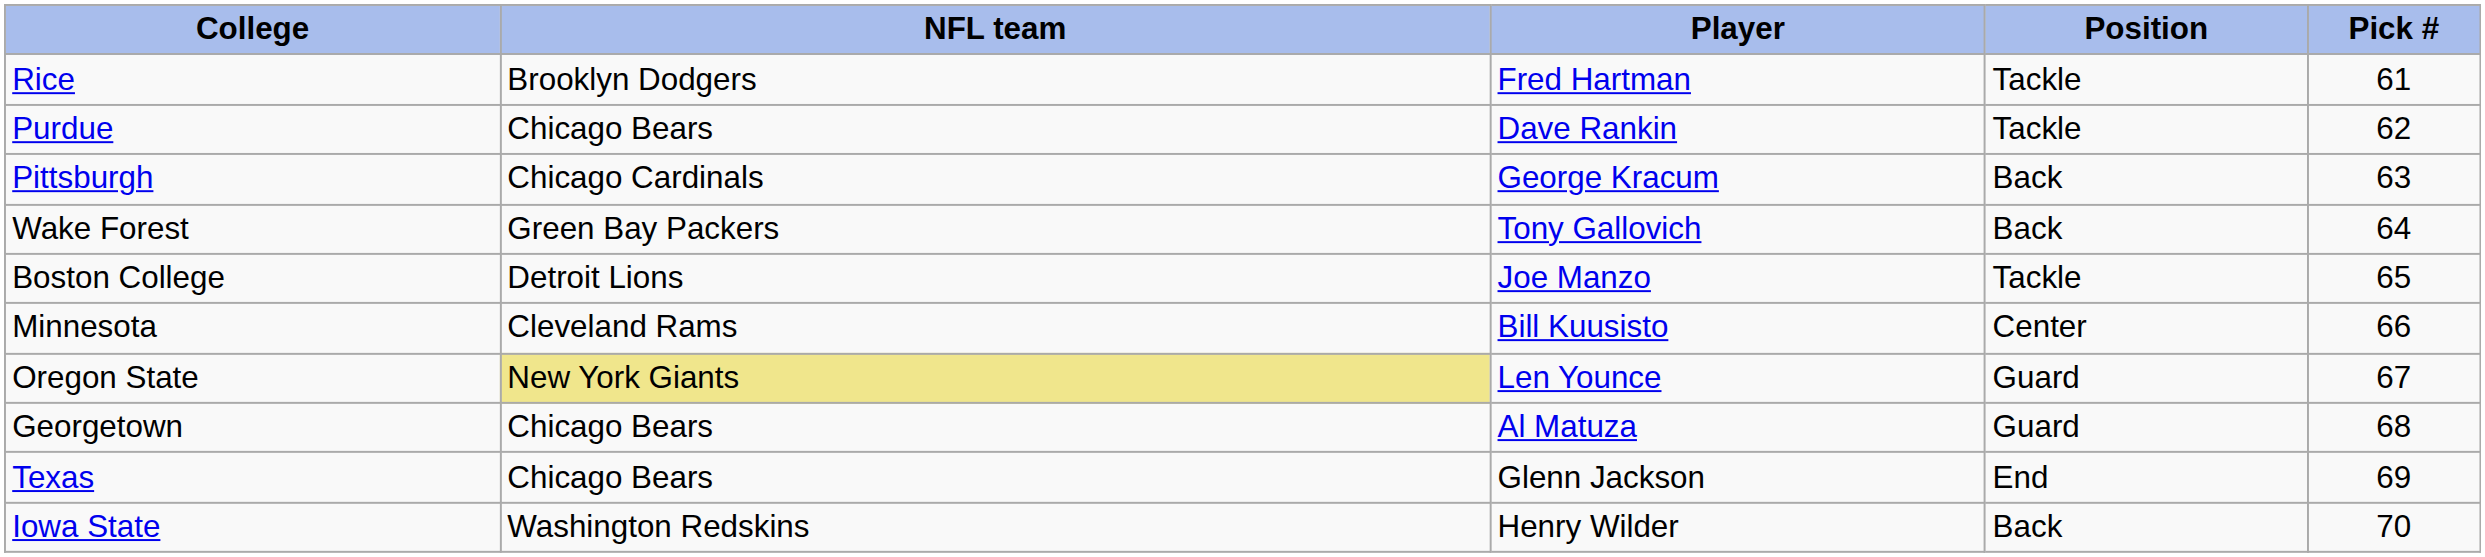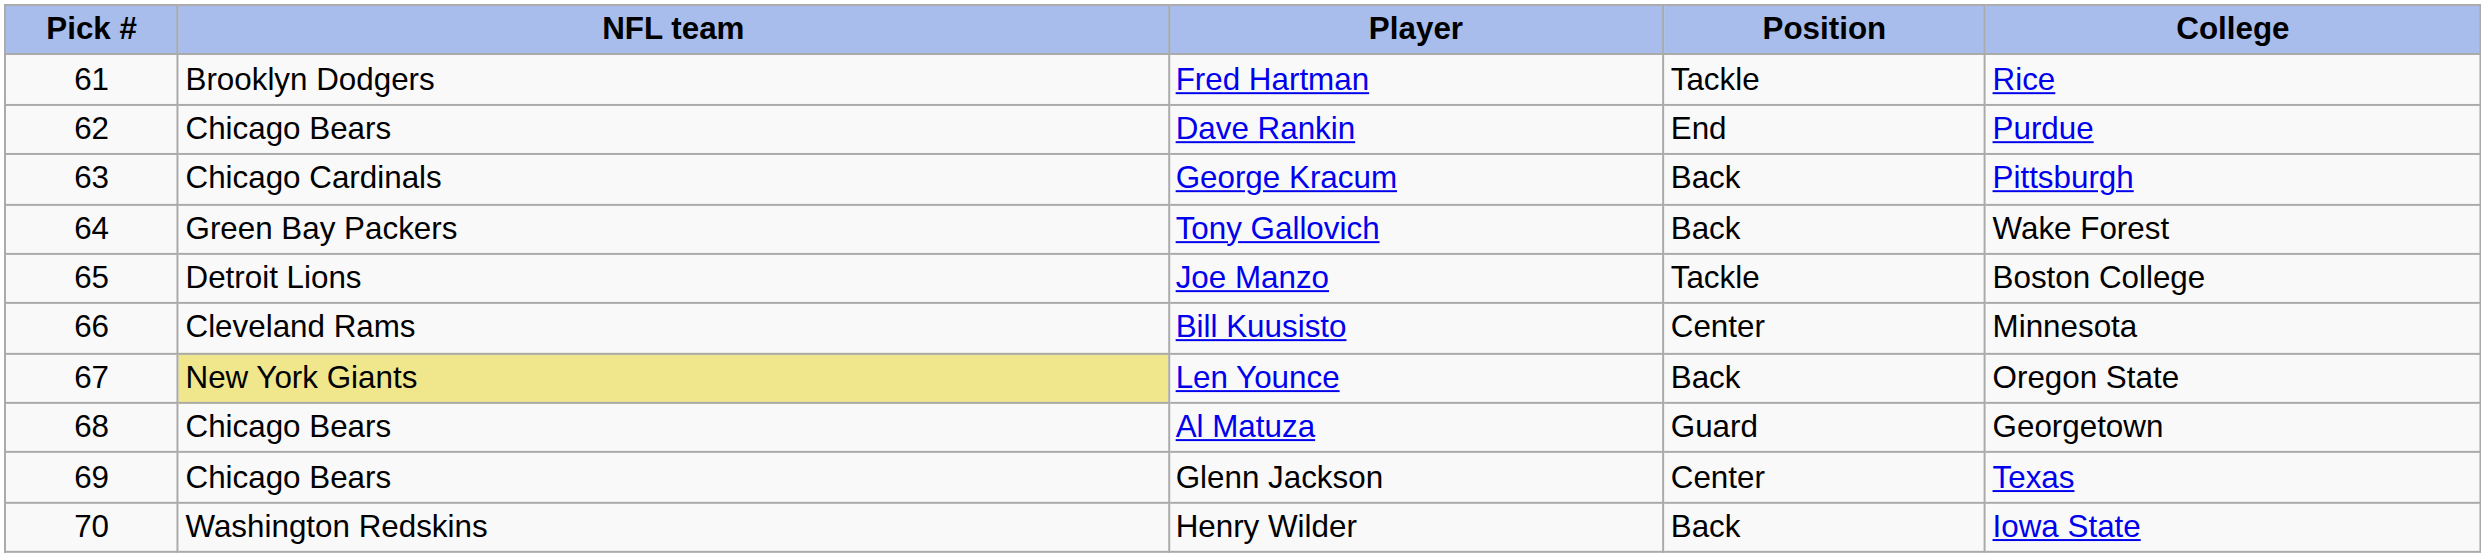columns swapped: (2394, 29) <-> (253, 29)
(2037, 128) Tackle -> (1699, 128) End
(2036, 377) Guard -> (1706, 377) Back
(2021, 476) End -> (1718, 476) Center
